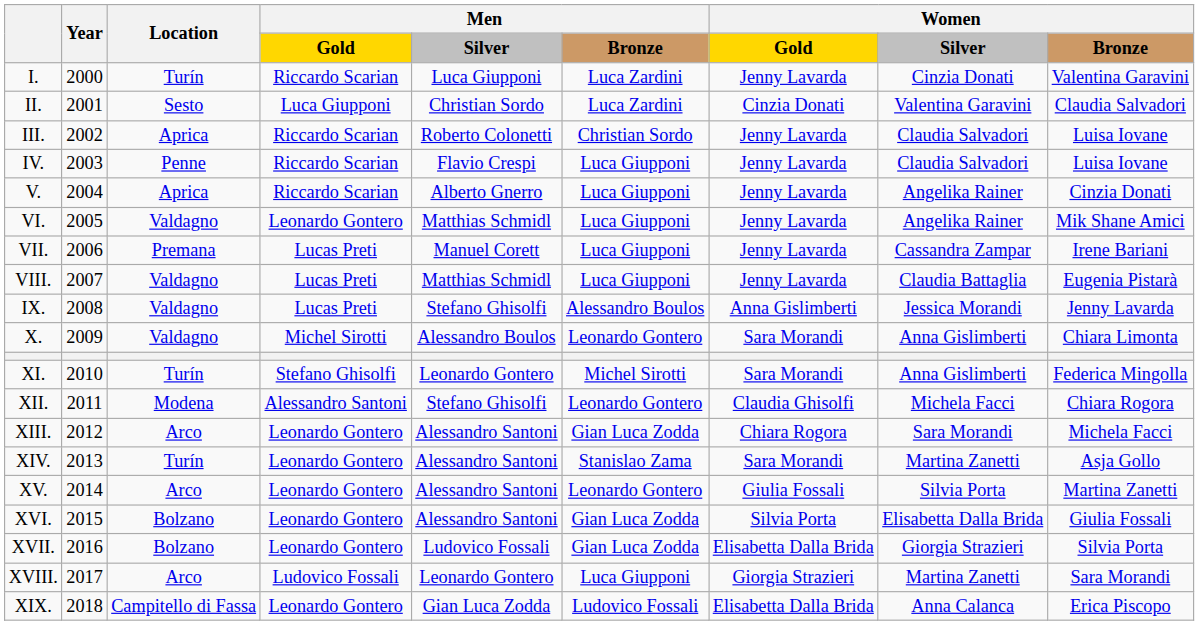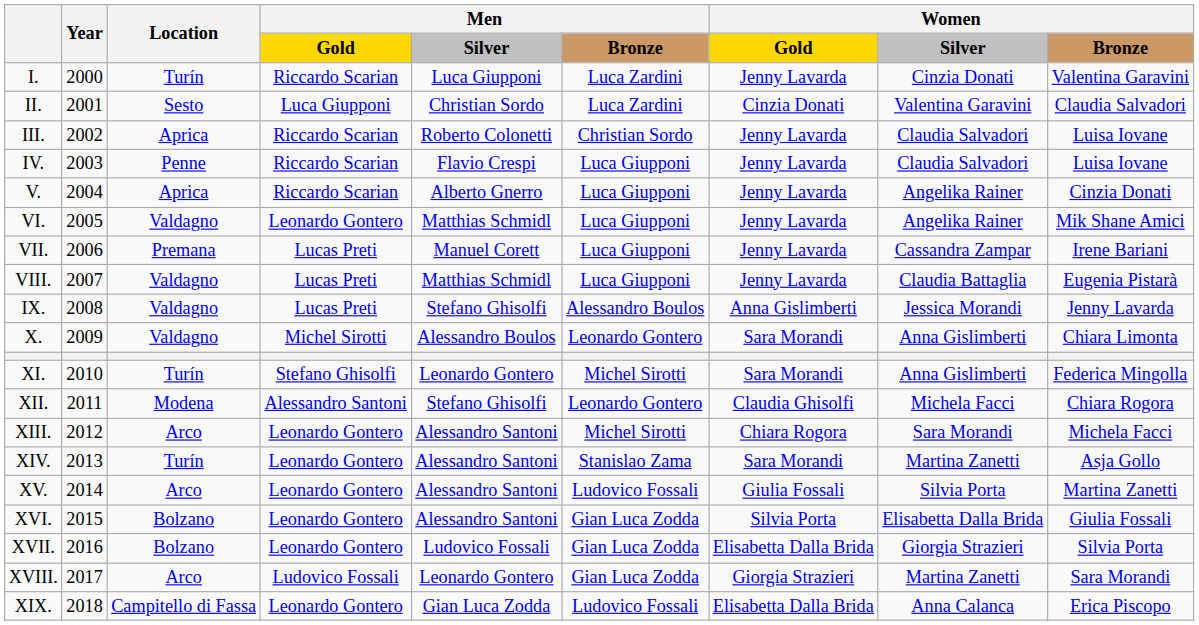(635, 432) Gian Luca Zodda -> (635, 432) Michel Sirotti
(635, 490) Leonardo Gontero -> (635, 490) Ludovico Fossali
(635, 576) Luca Giupponi -> (635, 576) Gian Luca Zodda
